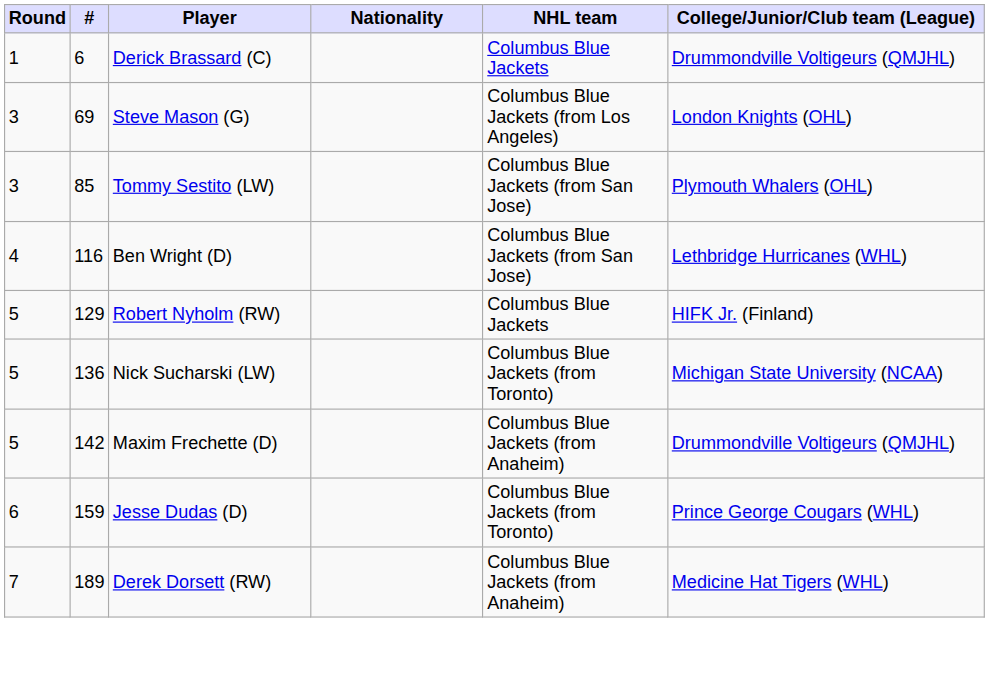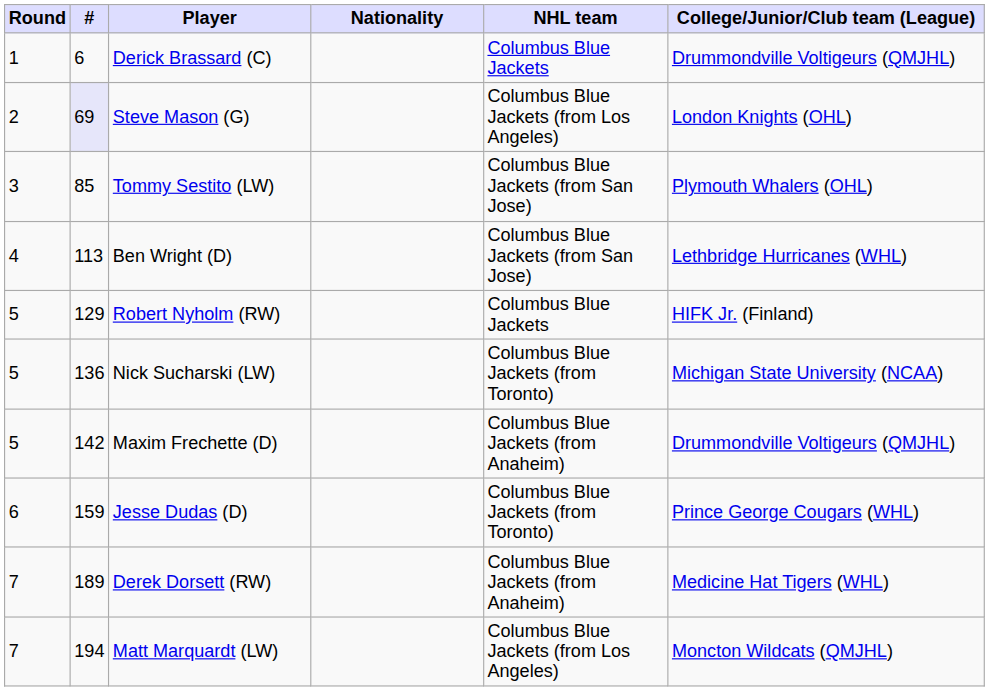(14, 116) 3 -> (14, 116) 2
(84, 116) no background -> (84, 116) lavender background
(89, 255) 116 -> (89, 255) 113
+ row: (196, 651)
